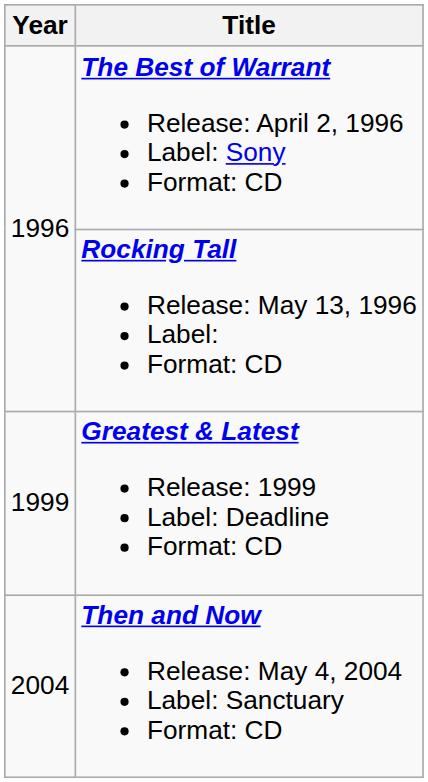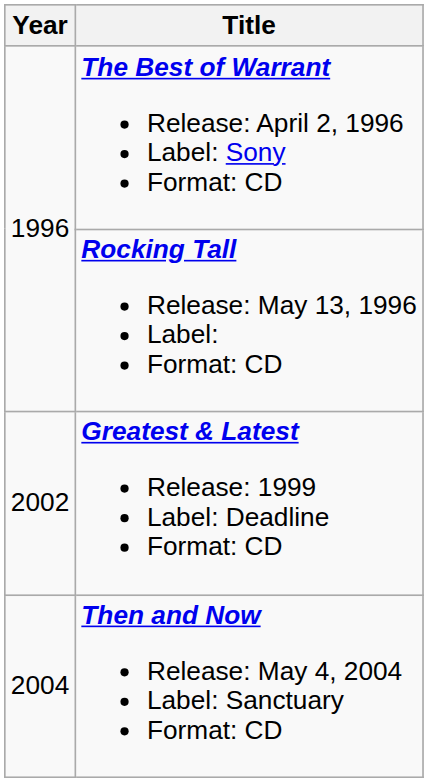(40, 502) 1999 -> (40, 502) 2002
